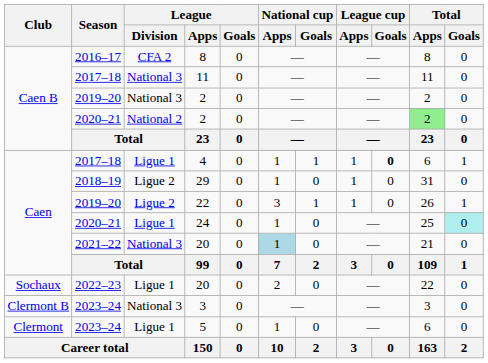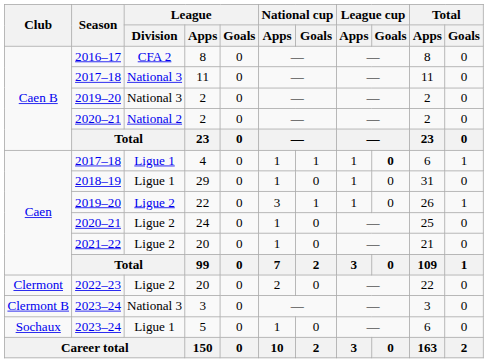(427, 118) lightgreen background -> (427, 118) no background
(155, 181) Ligue 2 -> (155, 181) Ligue 1
(155, 222) Ligue 1 -> (155, 222) Ligue 2
(464, 222) paleturquoise background -> (464, 222) no background
(155, 243) National 3 -> (155, 243) Ligue 2
(277, 243) lightblue background -> (277, 243) no background
(38, 285) Sochaux -> (38, 285) Clermont
(155, 285) Ligue 1 -> (155, 285) Ligue 2
(38, 327) Clermont -> (38, 327) Sochaux
